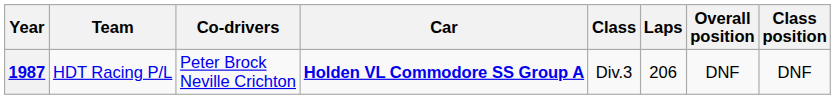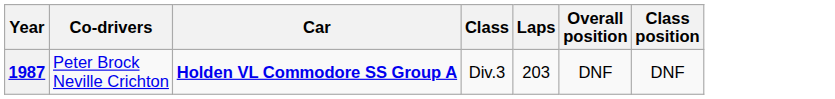- column: (113, 27)
(663, 72) 206 -> (536, 72) 203
